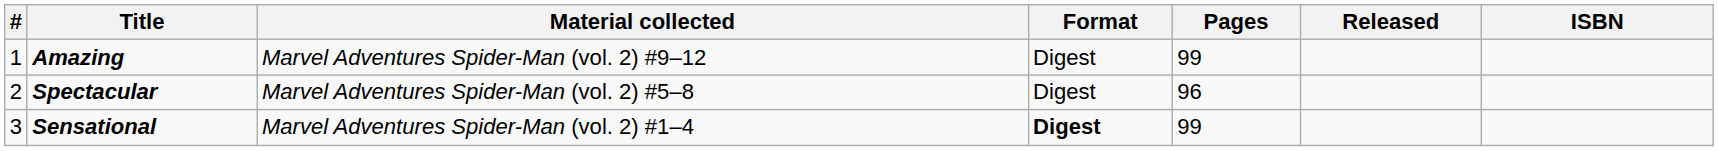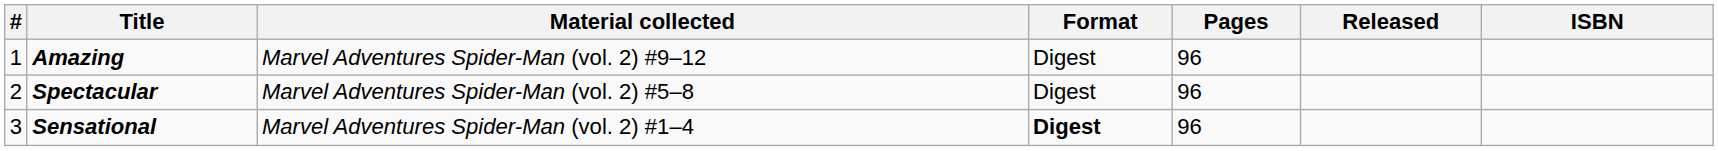(1190, 57) 99 -> (1190, 57) 96
(1190, 127) 99 -> (1190, 127) 96
